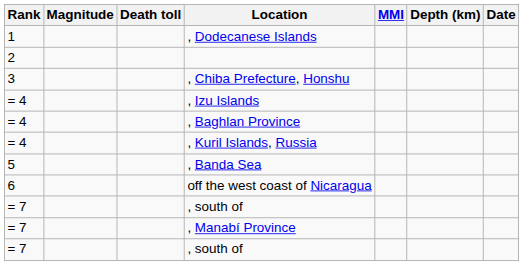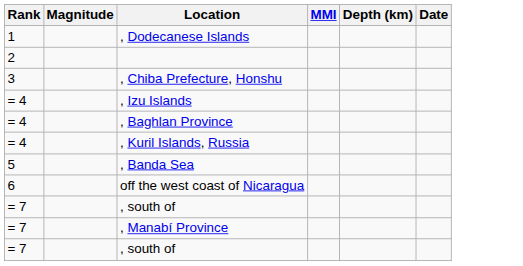- column: (151, 15)
